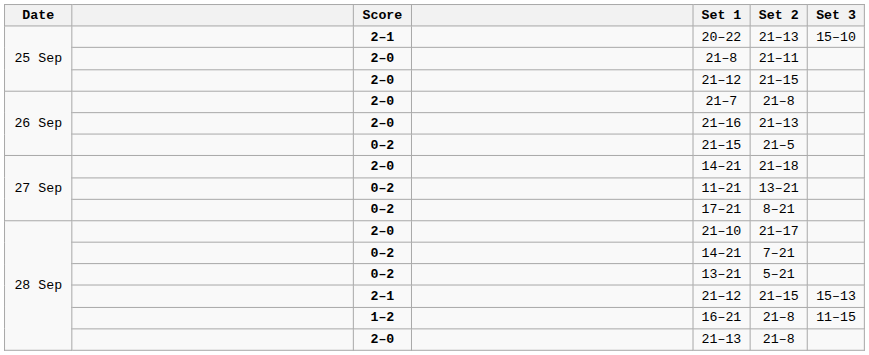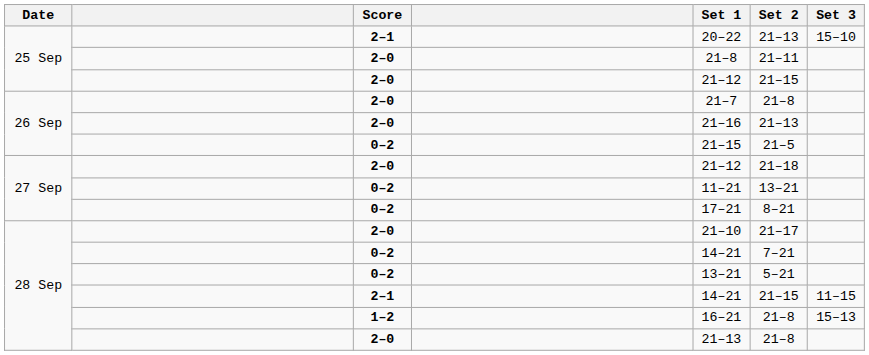(721, 167) 14–21 -> (721, 167) 21–12
(721, 296) 21–12 -> (721, 296) 14–21
(836, 296) 15–13 -> (836, 296) 11–15
(836, 318) 11–15 -> (836, 318) 15–13
